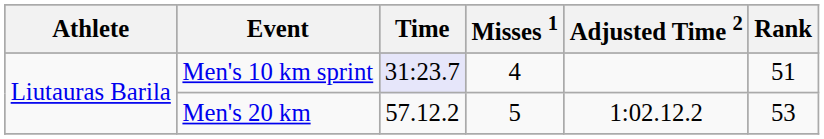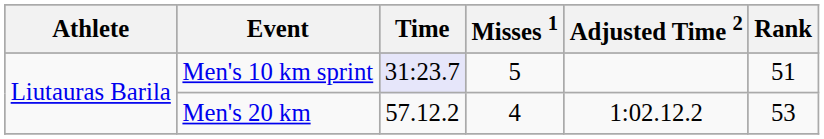(515, 72) 4 -> (515, 72) 5
(515, 113) 5 -> (515, 113) 4
